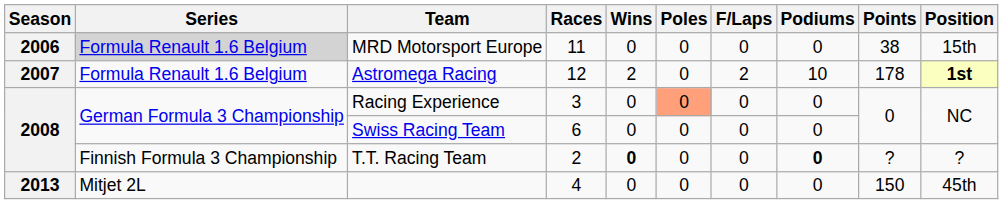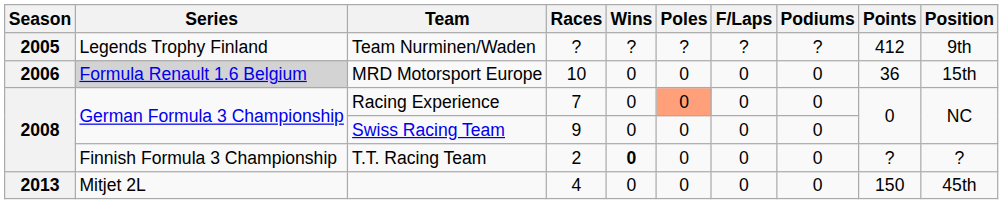+ row: (444, 47)
(576, 47) 11 -> (576, 74) 10
(890, 47) 38 -> (890, 74) 36
- row: (424, 74)
(576, 102) 3 -> (576, 102) 7
(576, 130) 6 -> (576, 130) 9
(818, 158) bold -> (818, 158) normal
